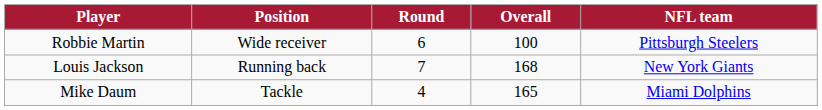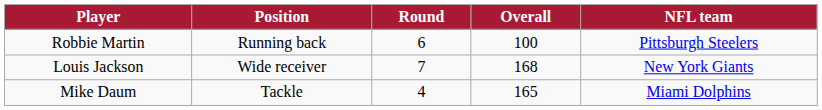(282, 42) Wide receiver -> (282, 42) Running back
(282, 67) Running back -> (282, 67) Wide receiver
